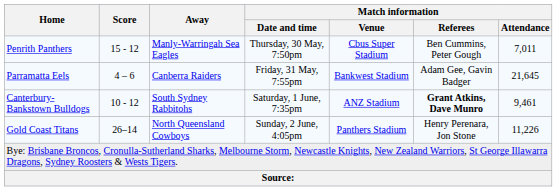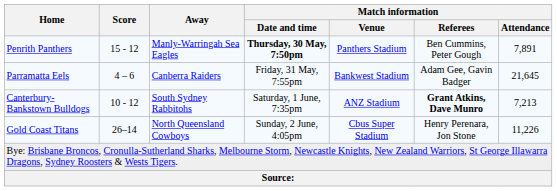(287, 49) normal -> (287, 49) bold
(371, 49) Cbus Super Stadium -> (372, 49) Panthers Stadium
(525, 49) 7,011 -> (525, 49) 7,891
(525, 103) 9,461 -> (525, 103) 7,213
(371, 130) Panthers Stadium -> (372, 130) Cbus Super Stadium
